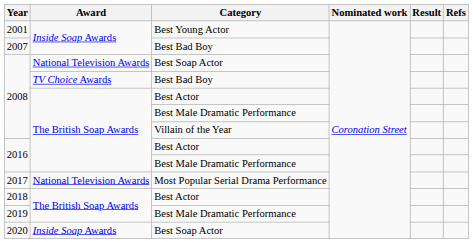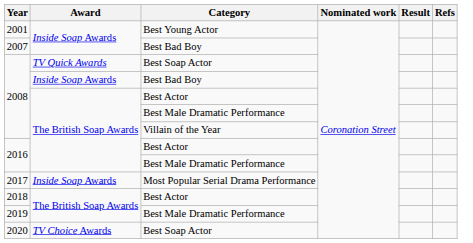(91, 63) National Television Awards -> (70, 63) TV Quick Awards
(72, 79) TV Choice Awards -> (75, 79) Inside Soap Awards
(91, 180) National Television Awards -> (75, 180) Inside Soap Awards
(75, 230) Inside Soap Awards -> (72, 230) TV Choice Awards
